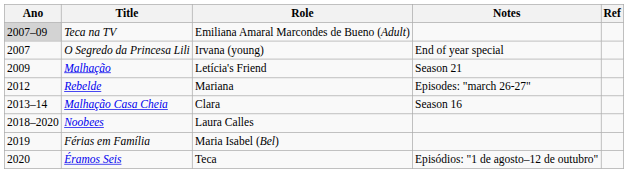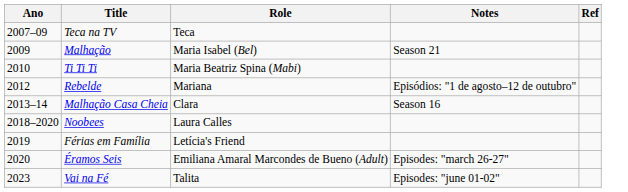(27, 31) lightgrey background -> (27, 31) no background
(302, 31) Emiliana Amaral Marcondes de Bueno (Adult) -> (184, 31) Teca
- row: (127, 50)
(231, 68) Letícia's Friend -> (215, 50) Maria Isabel (Bel)
+ row: (81, 68)
(473, 86) Episodes: "march 26-27" -> (485, 86) Episódios: "1 de agosto–12 de outubro"
(237, 141) Maria Isabel (Bel) -> (209, 141) Letícia's Friend
(206, 159) Teca -> (280, 159) Emiliana Amaral Marcondes de Bueno (Adult)
(507, 159) Episódios: "1 de agosto–12 de outubro" -> (451, 159) Episodes: "march 26-27"
+ row: (86, 178)
